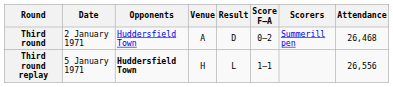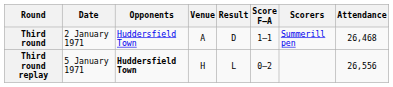(265, 39) 0–2 -> (265, 39) 1–1
(265, 66) 1–1 -> (265, 66) 0–2
